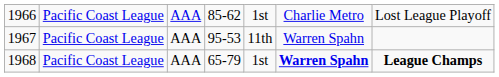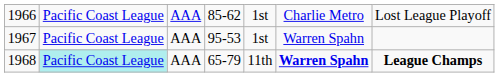(260, 38) 11th -> (260, 38) 1st
(103, 60) no background -> (103, 60) paleturquoise background
(260, 60) 1st -> (260, 60) 11th
